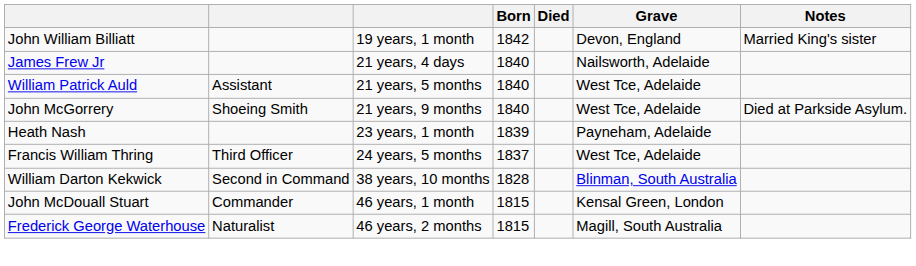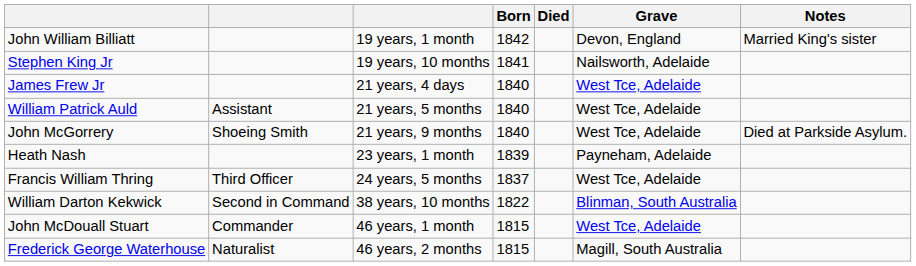+ row: (60, 62)
(643, 62) Nailsworth, Adelaide -> (639, 86) West Tce, Adelaide
(513, 179) 1828 -> (513, 202) 1822
(650, 202) Kensal Green, London -> (639, 226) West Tce, Adelaide
